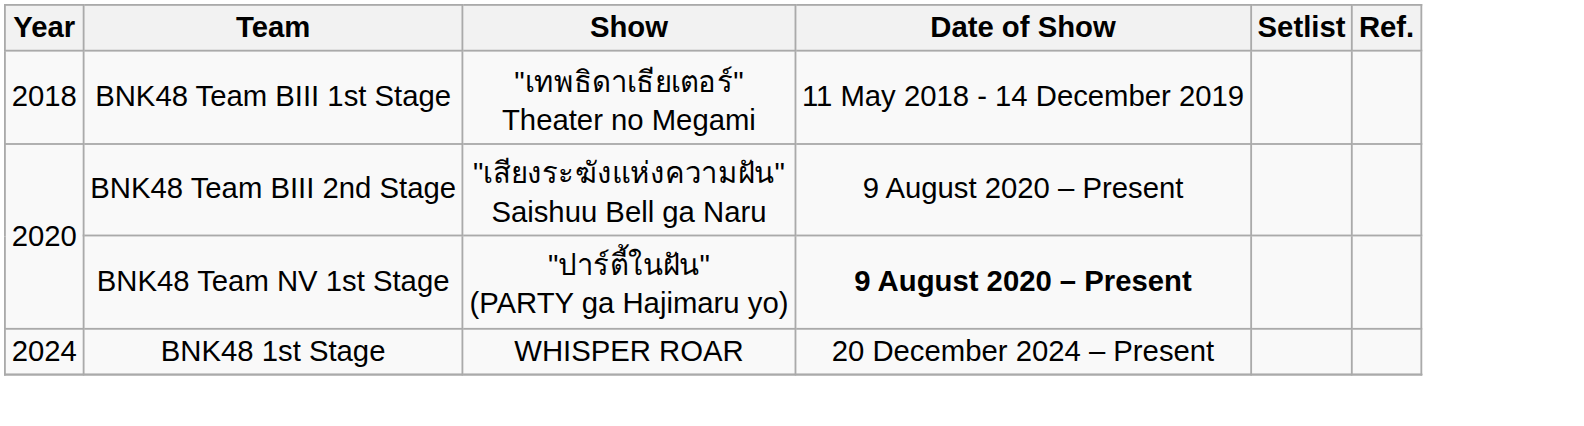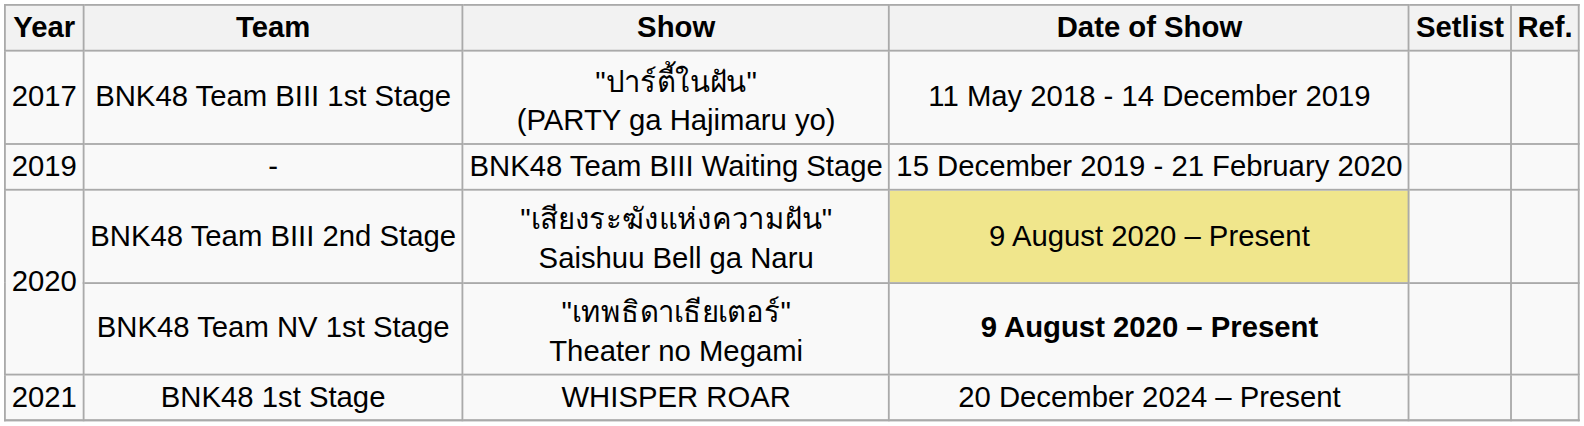(44, 97) 2018 -> (44, 97) 2017
(629, 100) "เทพธิดาเธียเตอร์" Theater no Megami -> (676, 100) "ปาร์ตี้ในฝัน" (PARTY ga Hajimaru yo)
+ row: (273, 166)
(1023, 189) no background -> (1149, 235) khaki background
(629, 285) "ปาร์ตี้ในฝัน" (PARTY ga Hajimaru yo) -> (676, 331) "เทพธิดาเธียเตอร์" Theater no Megami
(44, 350) 2024 -> (44, 397) 2021
